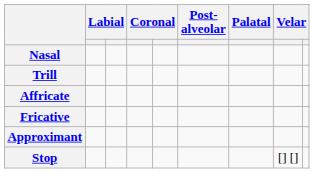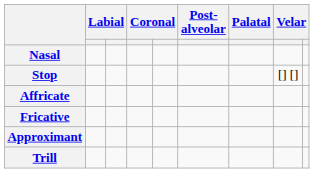rows swapped: (45, 157) <-> (45, 75)
